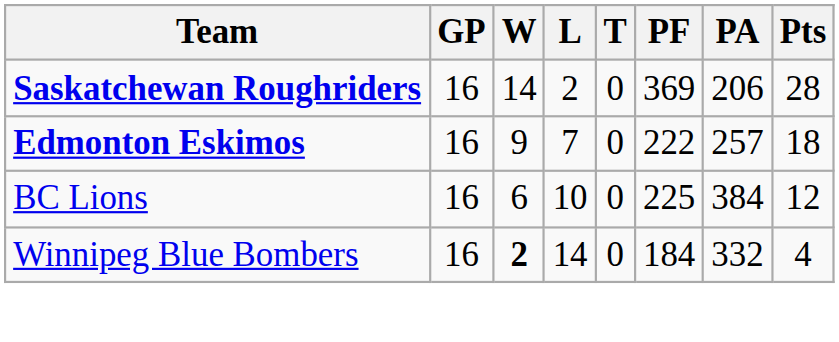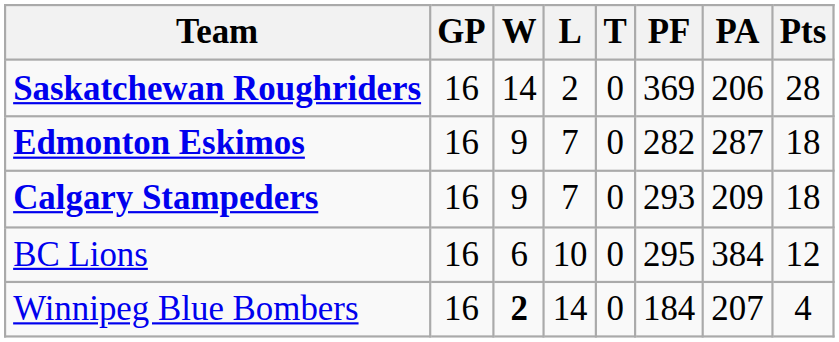(669, 142) 222 -> (669, 142) 282
(738, 142) 257 -> (738, 142) 287
+ row: (166, 198)
(669, 198) 225 -> (669, 253) 295
(738, 253) 332 -> (738, 308) 207
